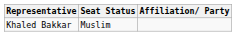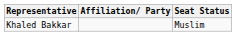columns swapped: (185, 11) <-> (108, 11)
